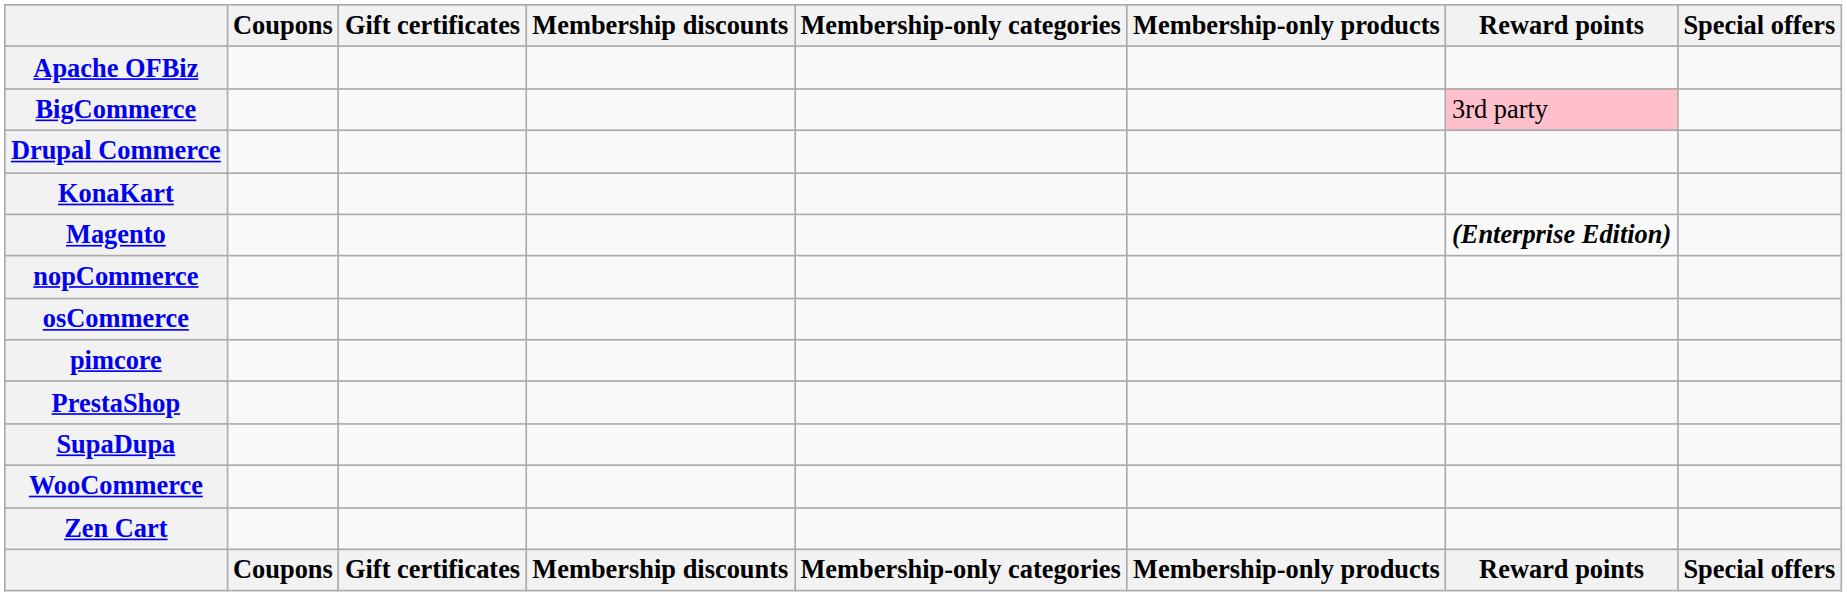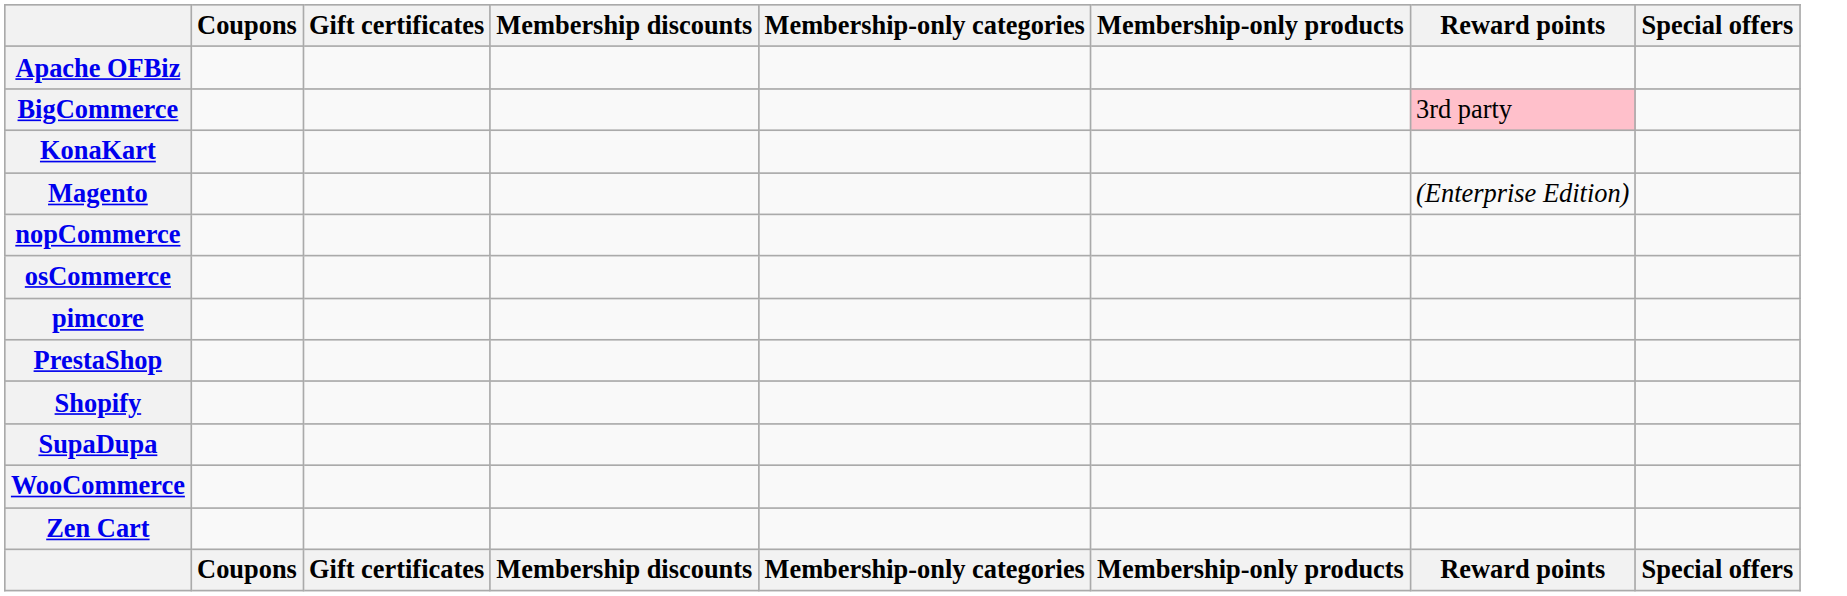- row: (116, 151)
(1562, 234) bold -> (1523, 192) normal
+ row: (98, 402)
